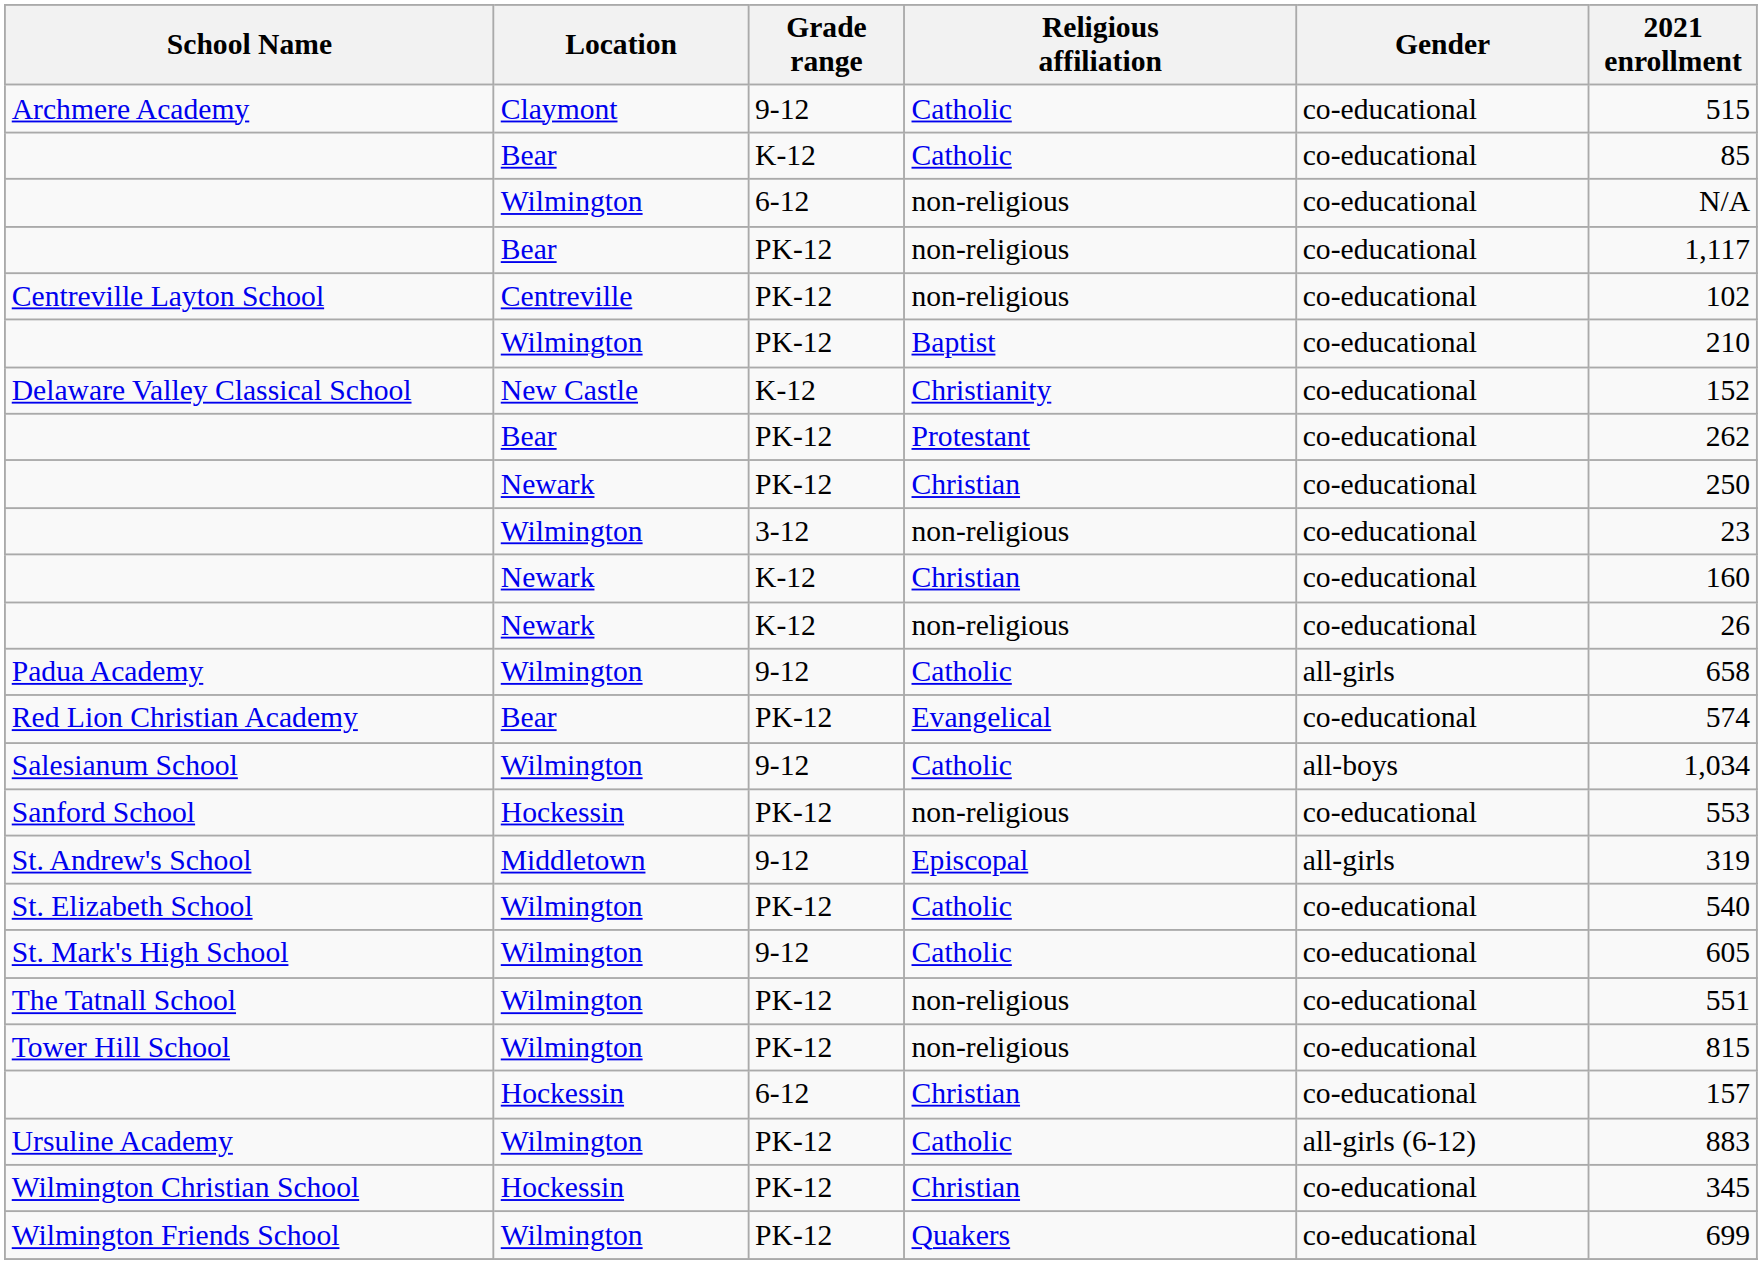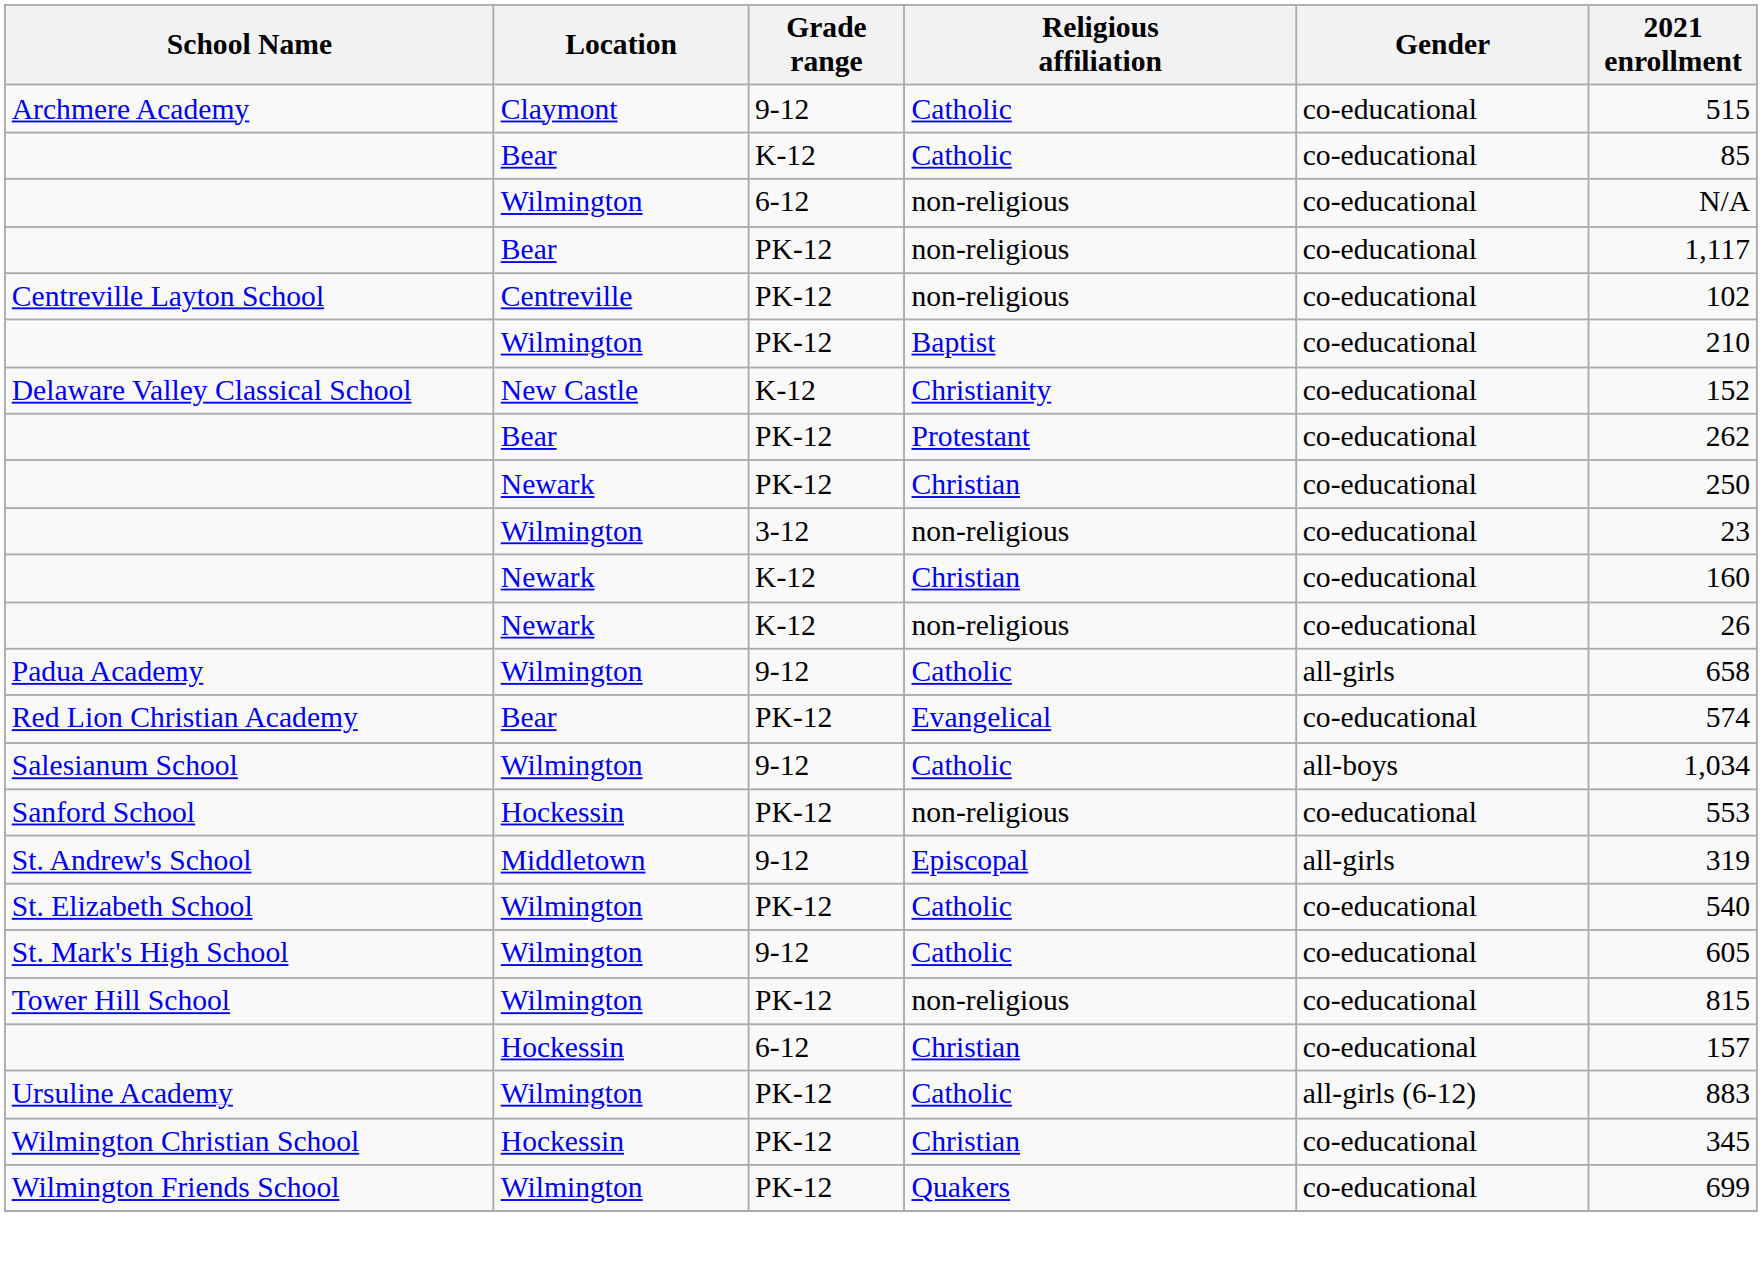- row: (124, 1000)
